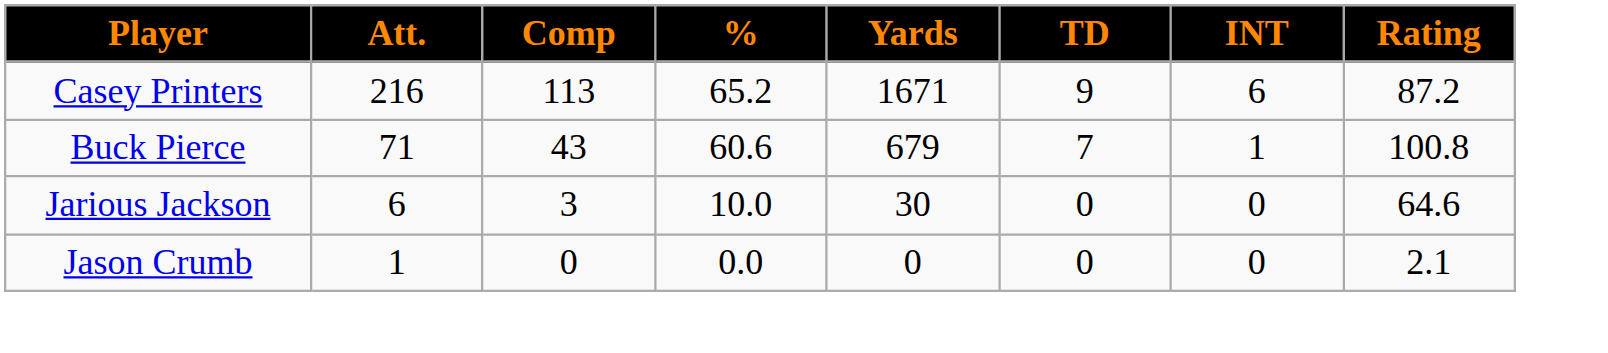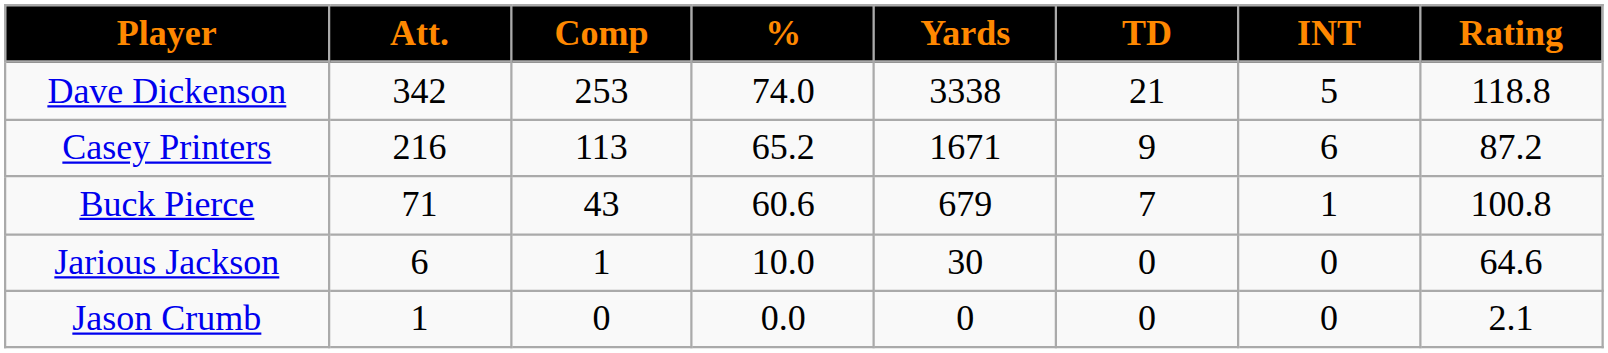+ row: (167, 90)
(569, 204) 3 -> (601, 261) 1
